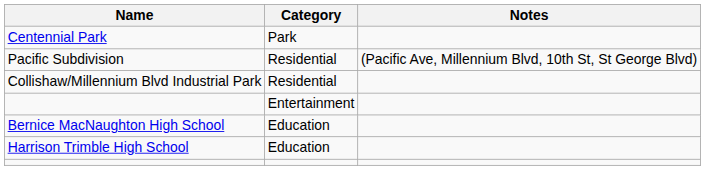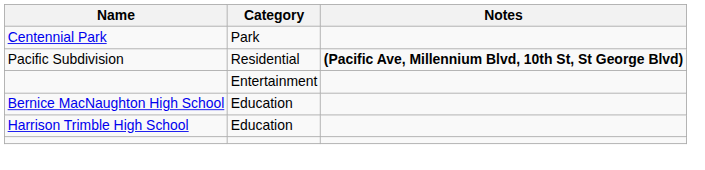(529, 59) normal -> (504, 59) bold
- row: (135, 81)
